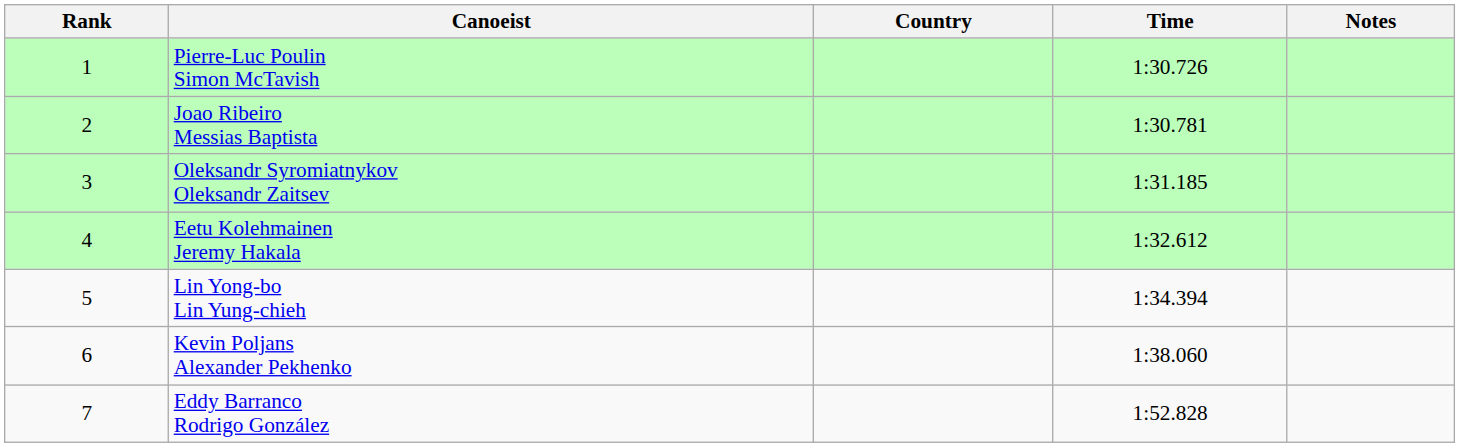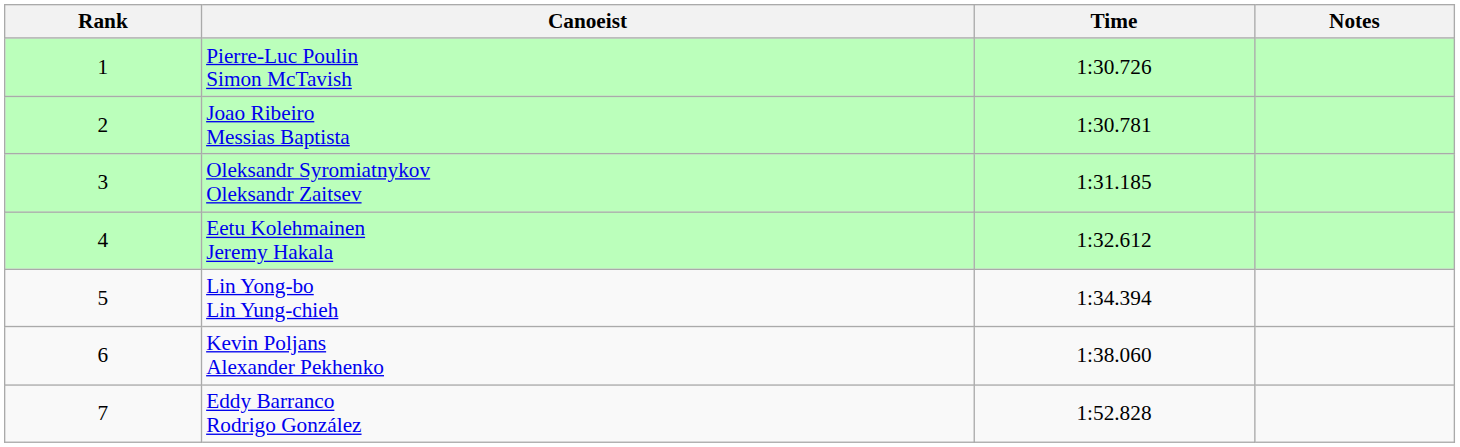- column: (933, 21)
